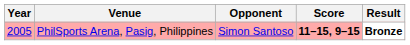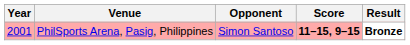(19, 31) 2005 -> (19, 31) 2001
